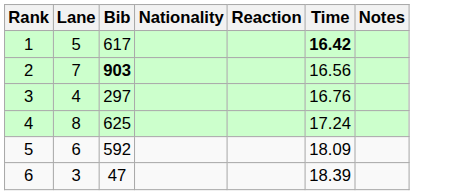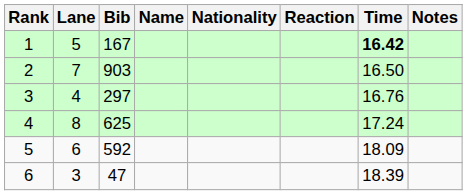+ column: (161, 17)
(117, 44) 617 -> (117, 44) 167
(117, 70) bold -> (117, 70) normal
(330, 70) 16.56 -> (383, 70) 16.50
